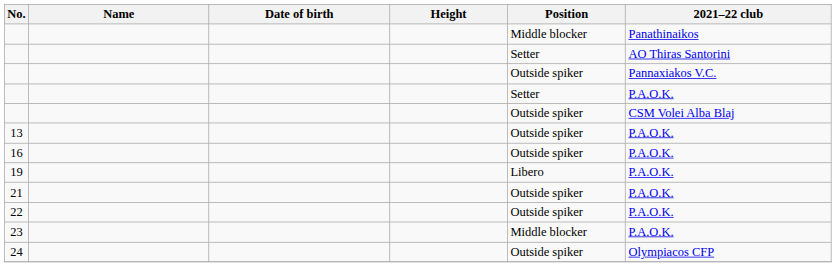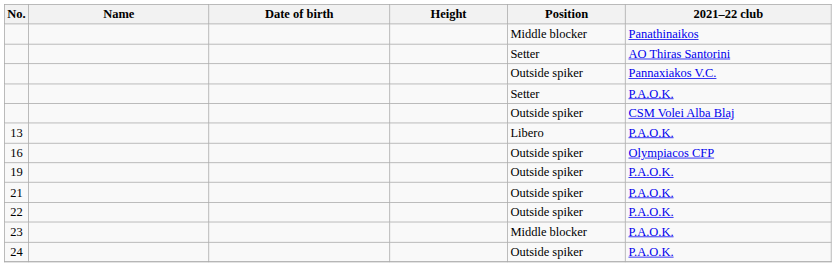(547, 133) Outside spiker -> (527, 133) Libero
(651, 152) P.A.O.K. -> (671, 152) Olympiacos CFP
(527, 172) Libero -> (547, 172) Outside spiker
(671, 251) Olympiacos CFP -> (651, 251) P.A.O.K.
